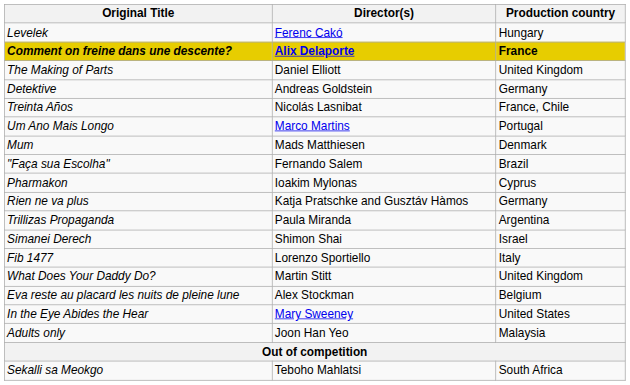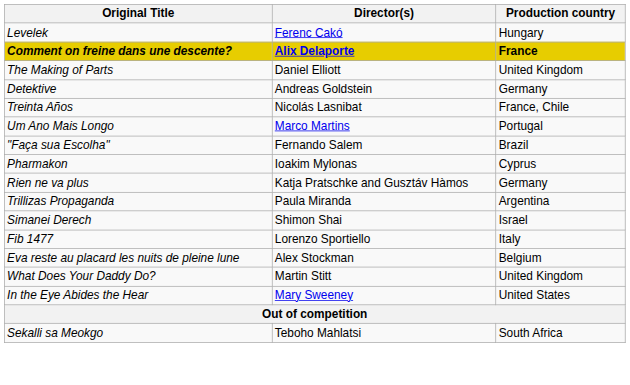- row: (20, 145)
rows swapped: (81, 276) <-> (123, 295)
- row: (36, 333)
